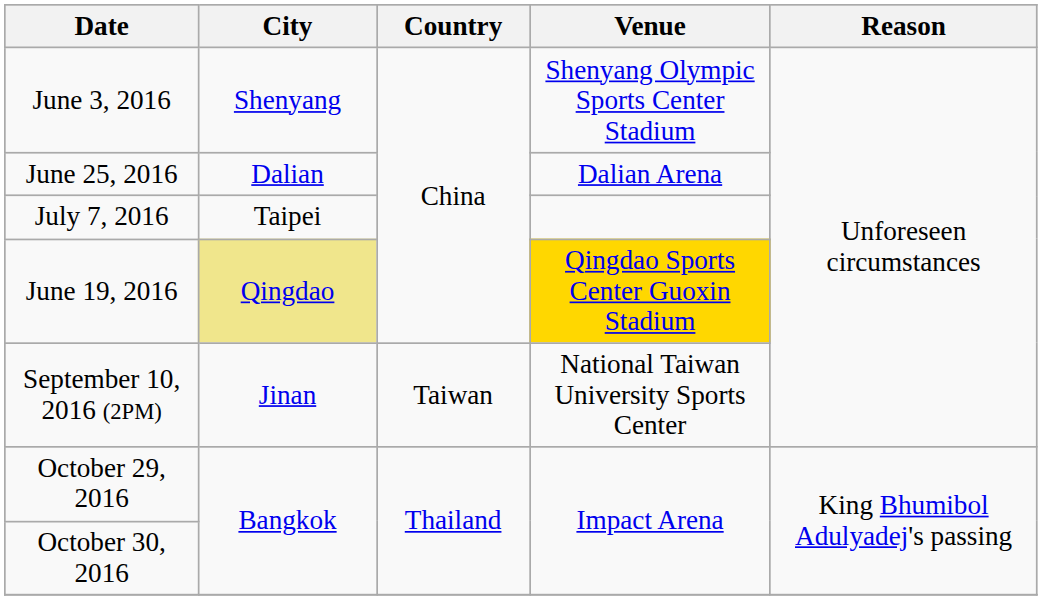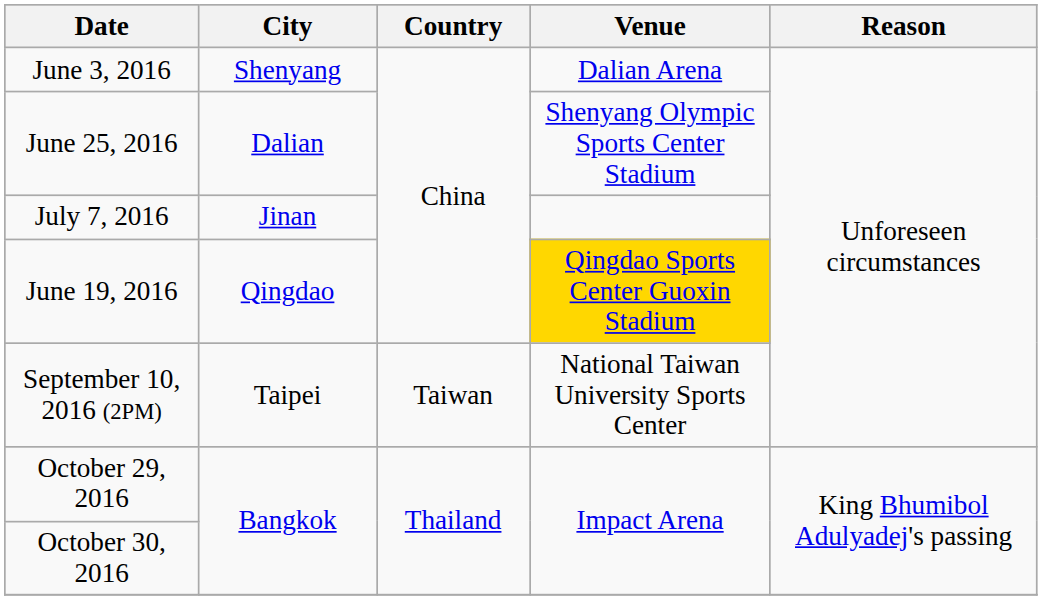(650, 99) Shenyang Olympic Sports Center Stadium -> (650, 69) Dalian Arena
(650, 173) Dalian Arena -> (650, 142) Shenyang Olympic Sports Center Stadium
(288, 216) Taipei -> (288, 216) Jinan
(288, 290) khaki background -> (288, 290) no background
(288, 394) Jinan -> (288, 394) Taipei
